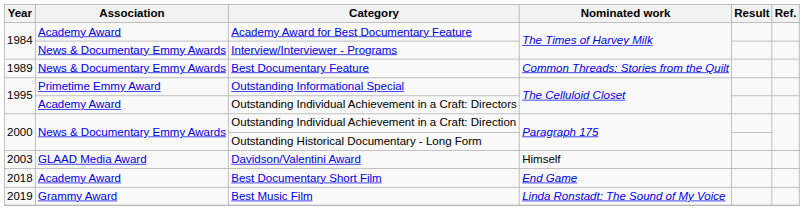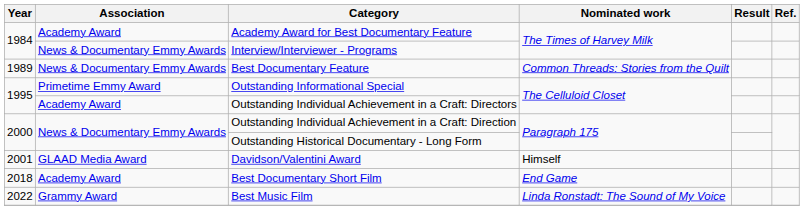(20, 159) 2003 -> (20, 159) 2001
(20, 196) 2019 -> (20, 196) 2022
